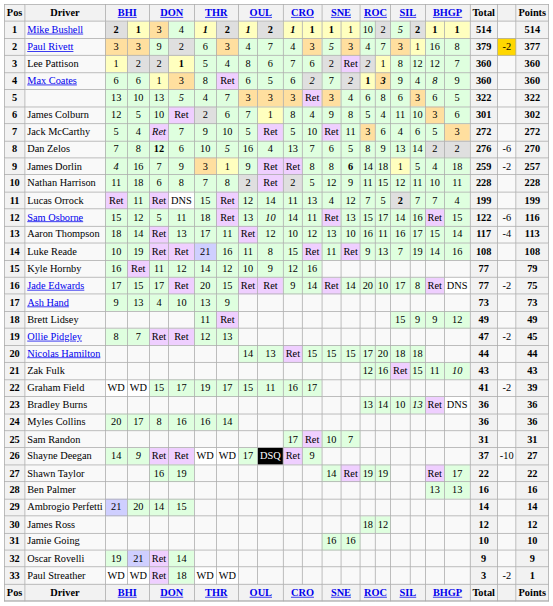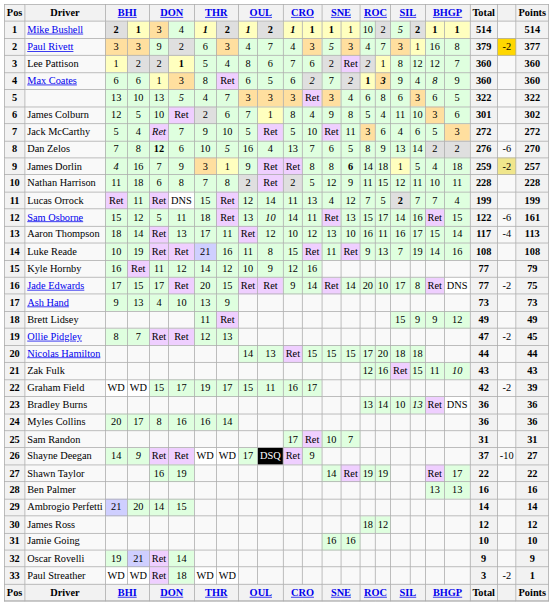(507, 166) no background -> (507, 166) khaki background
(532, 217) 116 -> (532, 217) 161
(484, 387) 41 -> (484, 387) 42
